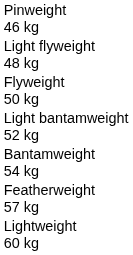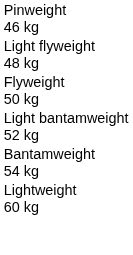- row: (49, 198)
